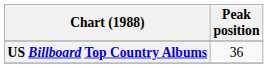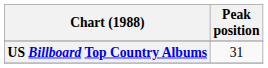(236, 52) 36 -> (236, 52) 31
